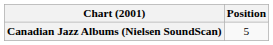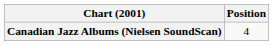(246, 31) 5 -> (246, 31) 4
